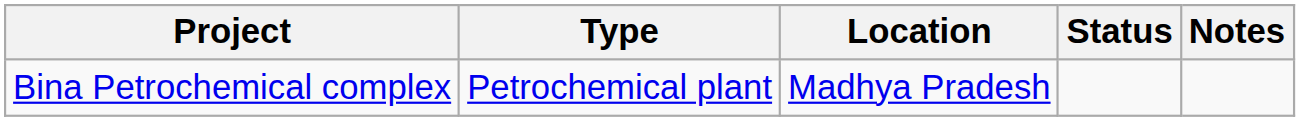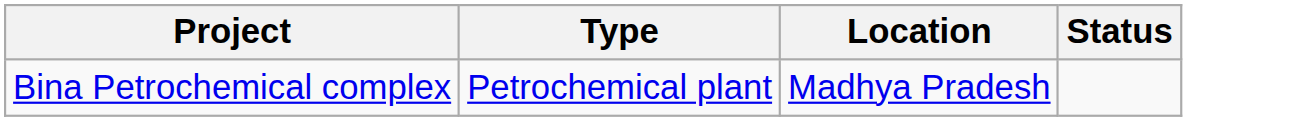- column: (1237, 32)
